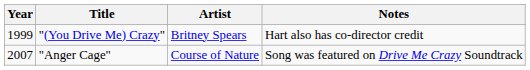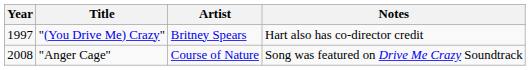(20, 34) 1999 -> (20, 34) 1997
(20, 55) 2007 -> (20, 55) 2008
